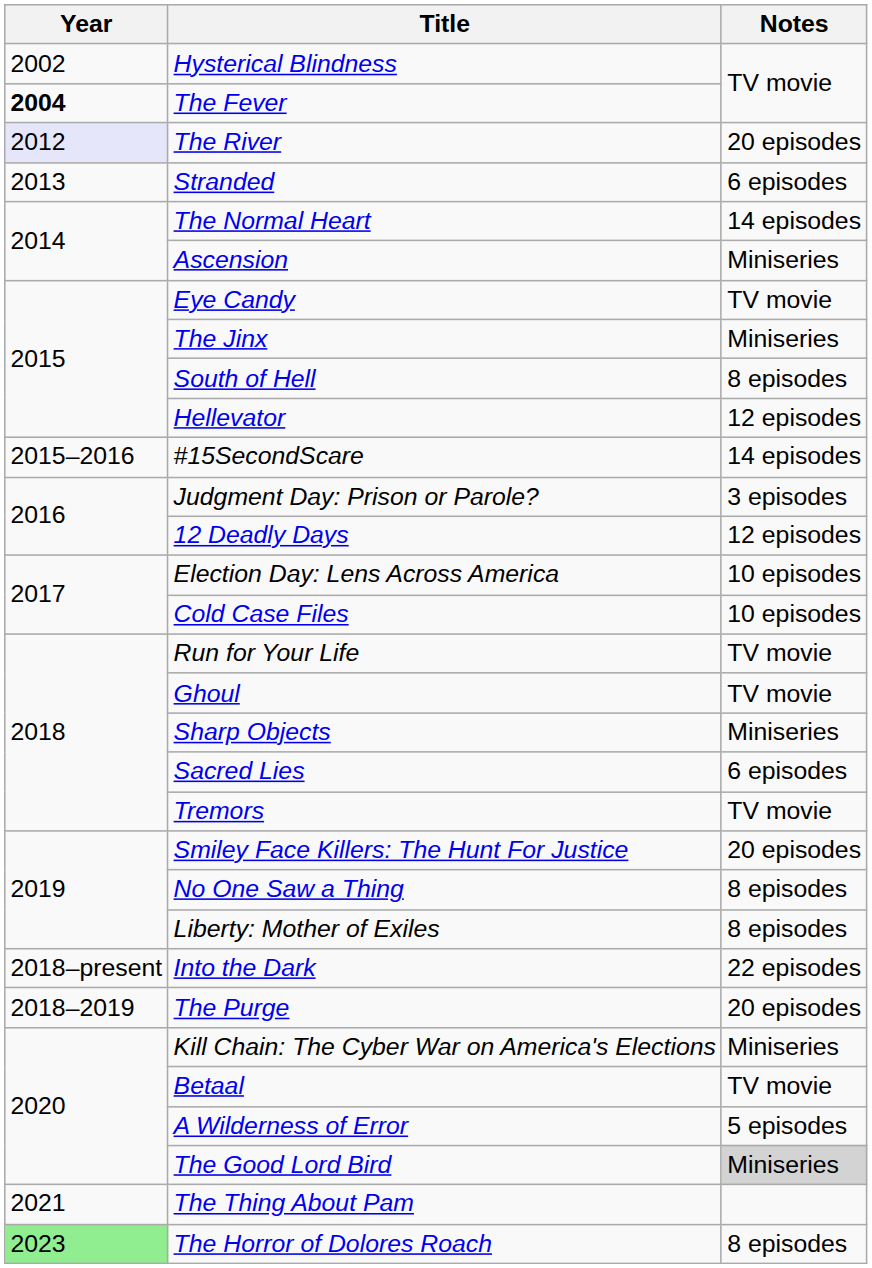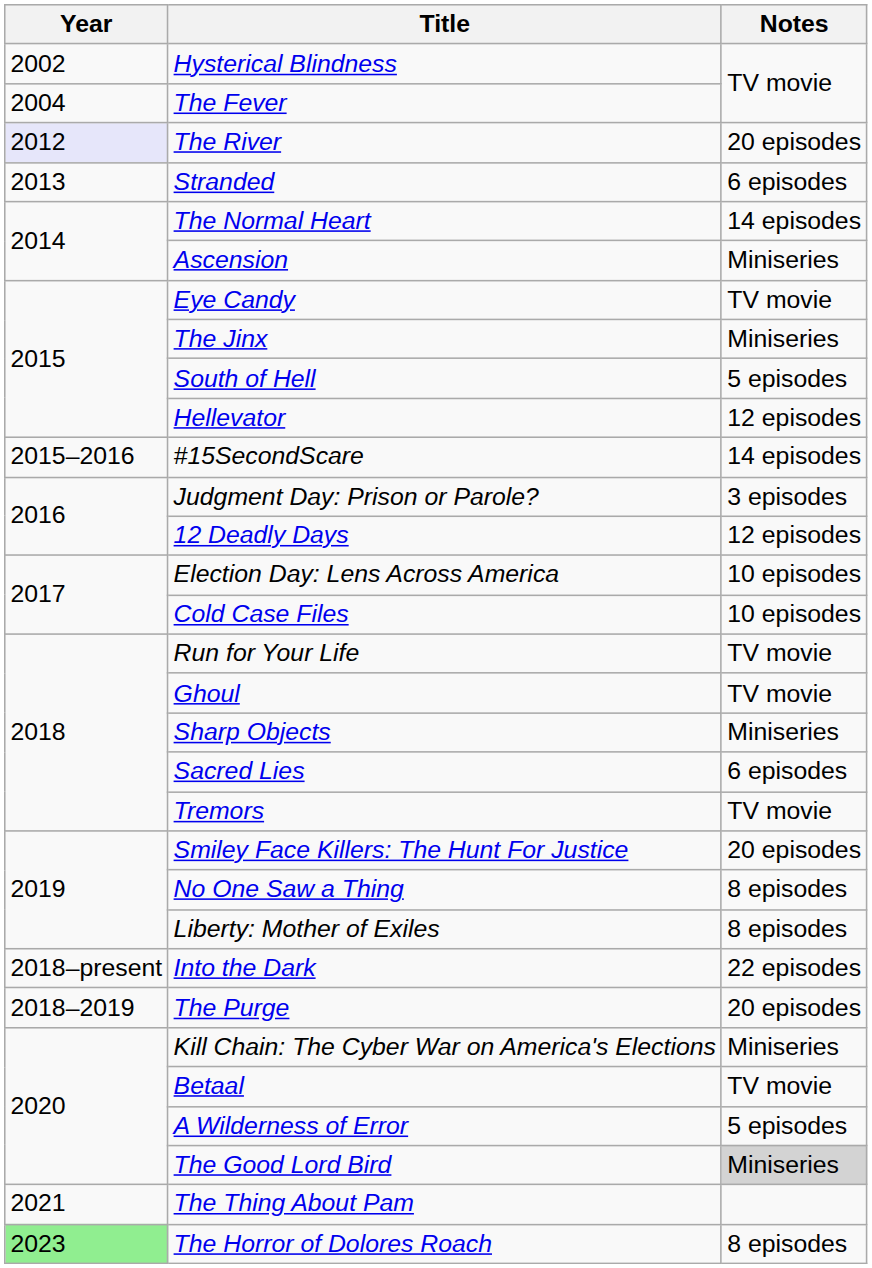(38, 102) bold -> (38, 102) normal
(787, 378) 8 episodes -> (787, 378) 5 episodes
